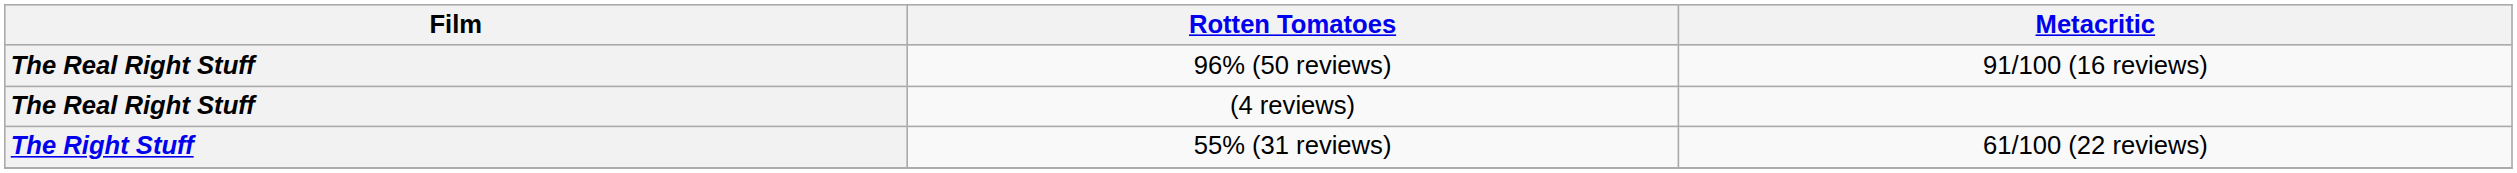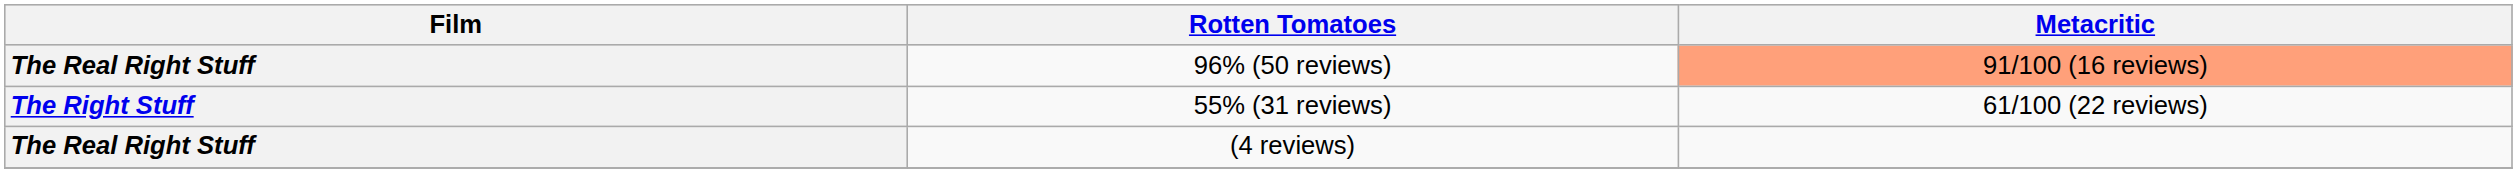(2095, 65) no background -> (2095, 65) lightsalmon background
rows swapped: (1293, 106) <-> (1293, 146)
